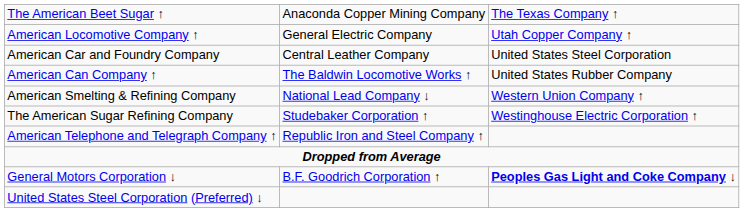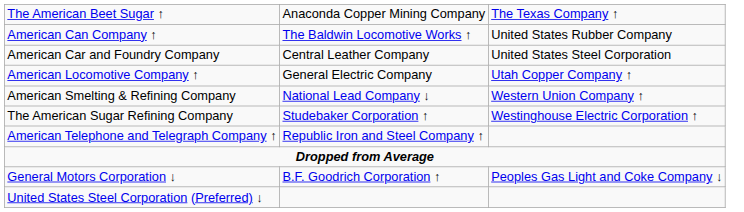rows swapped: (82, 75) <-> (103, 34)
(614, 177) bold -> (607, 177) normal
